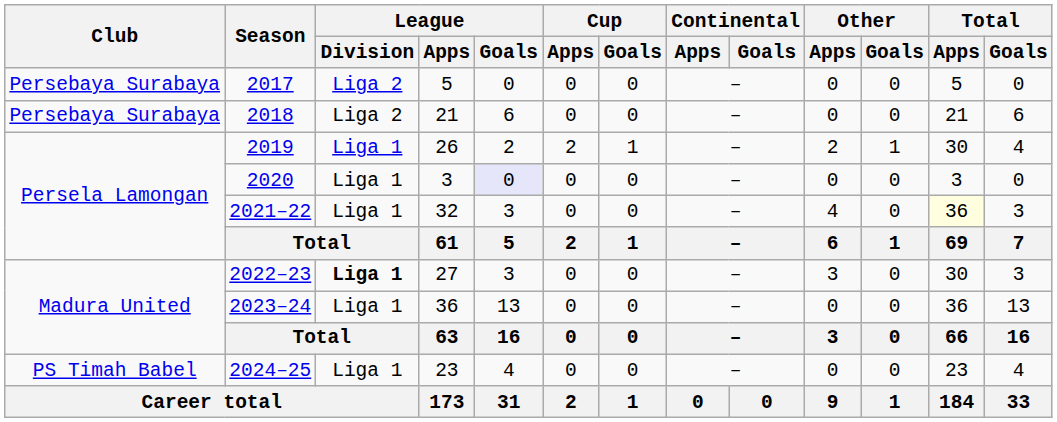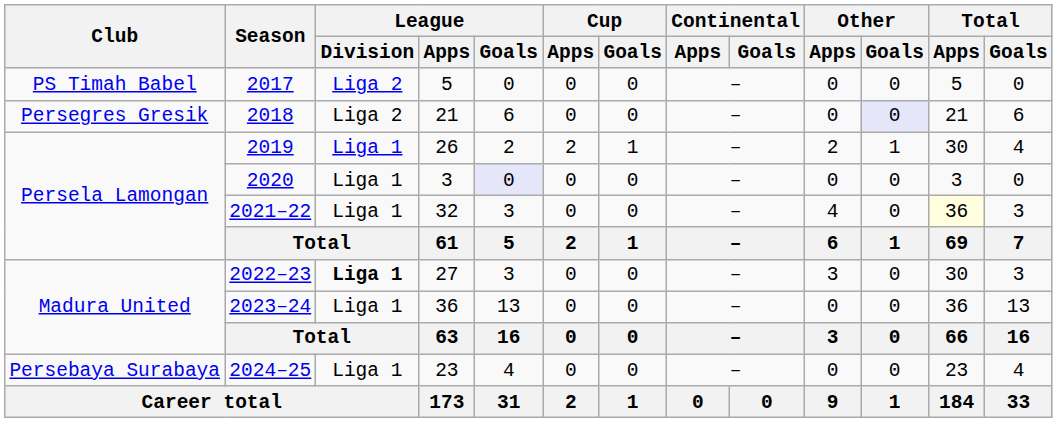(115, 84) Persebaya Surabaya -> (115, 84) PS Timah Babel
(115, 116) Persebaya Surabaya -> (115, 116) Persegres Gresik
(895, 116) no background -> (895, 116) lavender background
(115, 370) PS Timah Babel -> (115, 370) Persebaya Surabaya
